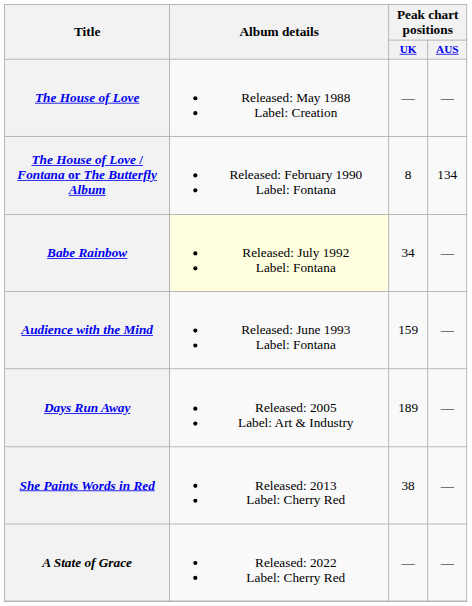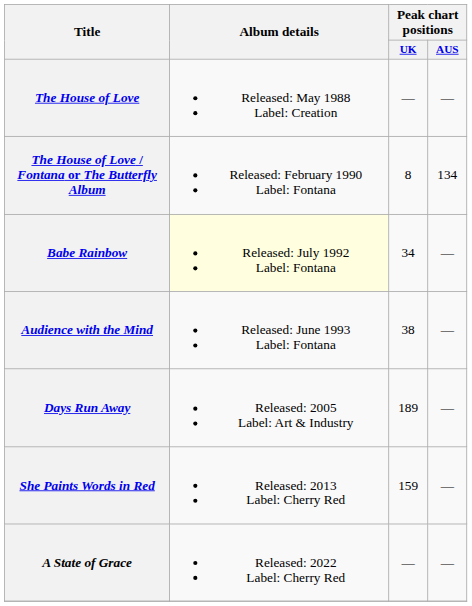(408, 330) 159 -> (408, 330) 38
(408, 485) 38 -> (408, 485) 159
